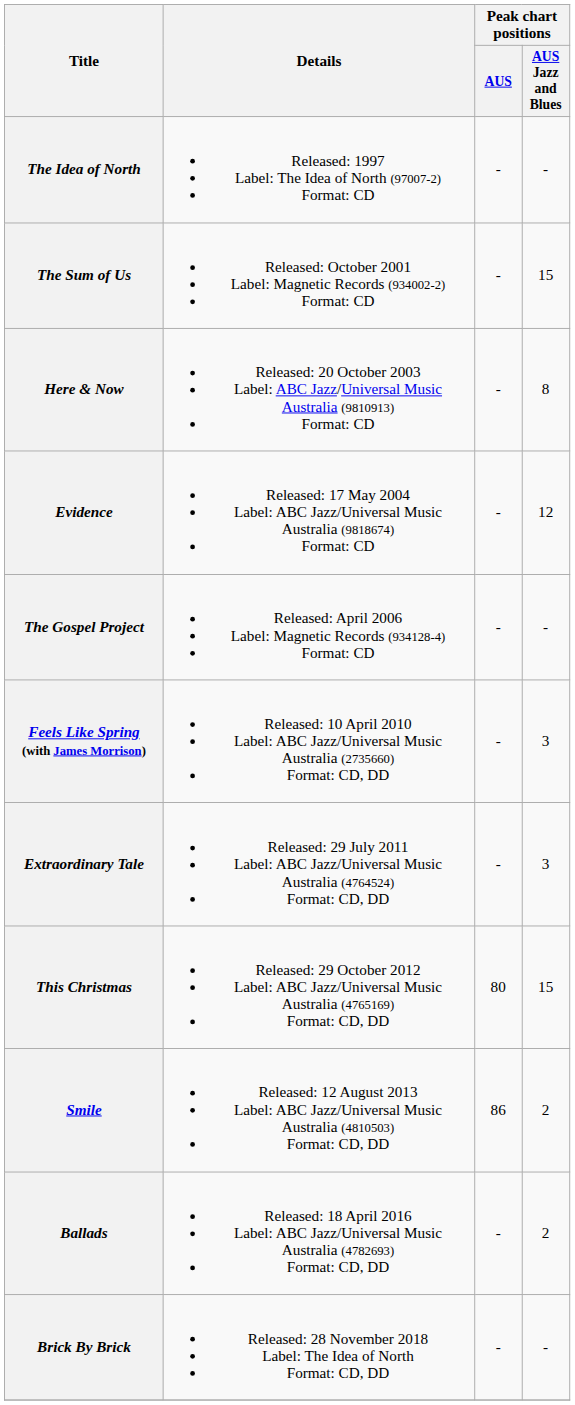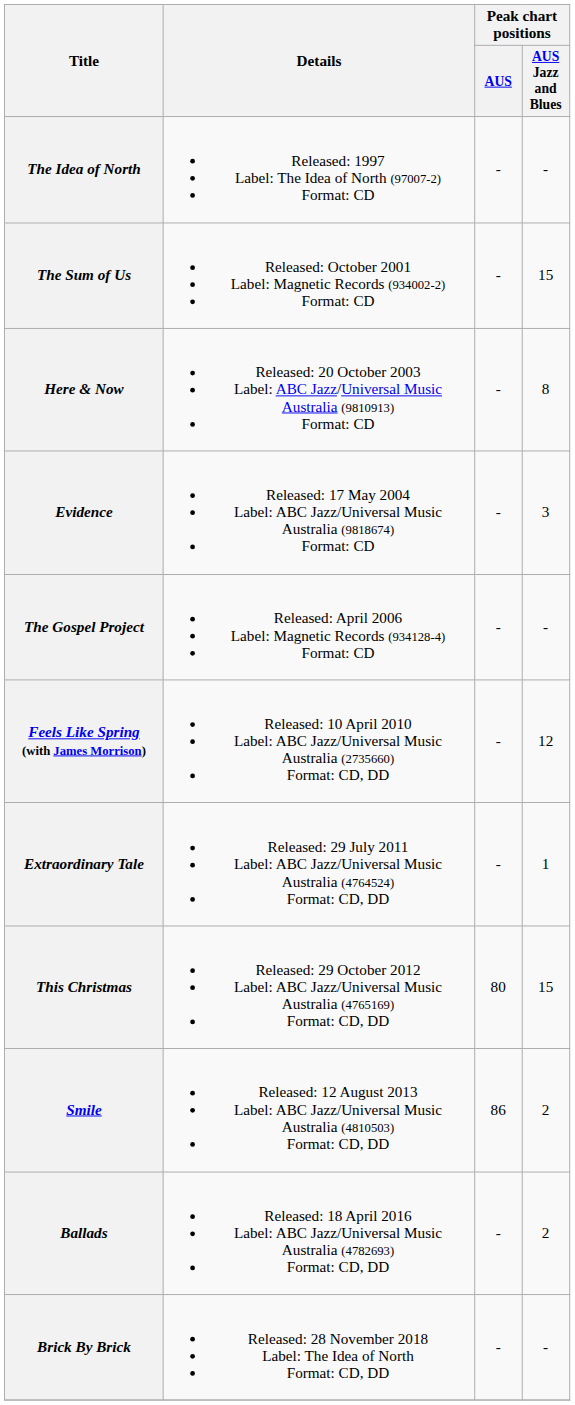(546, 512) 12 -> (546, 512) 3
(546, 741) 3 -> (546, 741) 12
(546, 864) 3 -> (546, 864) 1
